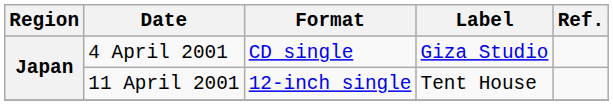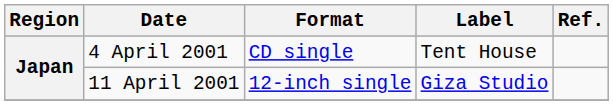(485, 52) Giza Studio -> (479, 52) Tent House
(479, 84) Tent House -> (485, 84) Giza Studio
